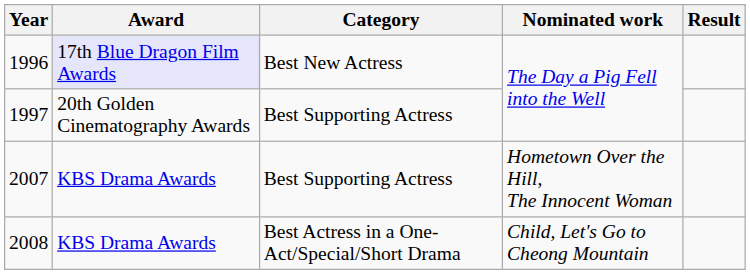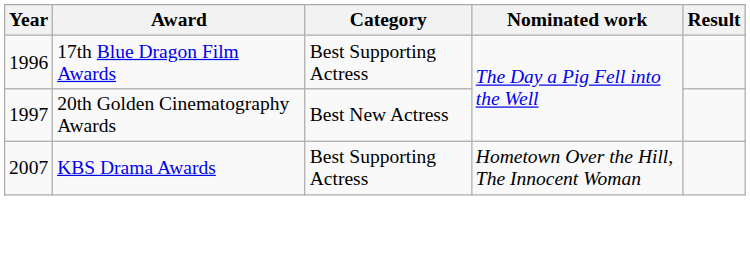(148, 61) lavender background -> (148, 61) no background
(333, 61) Best New Actress -> (373, 61) Best Supporting Actress
(358, 114) Best Supporting Actress -> (379, 114) Best New Actress
- row: (29, 242)
